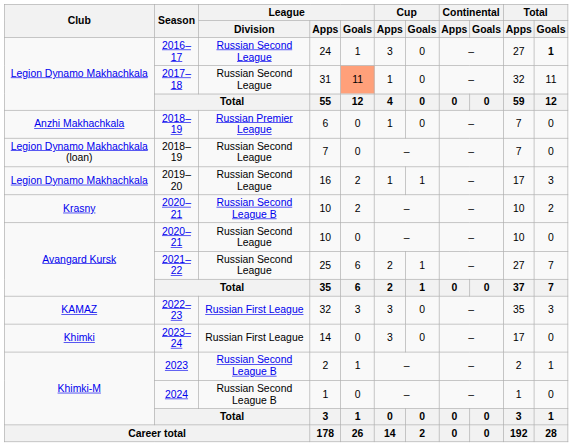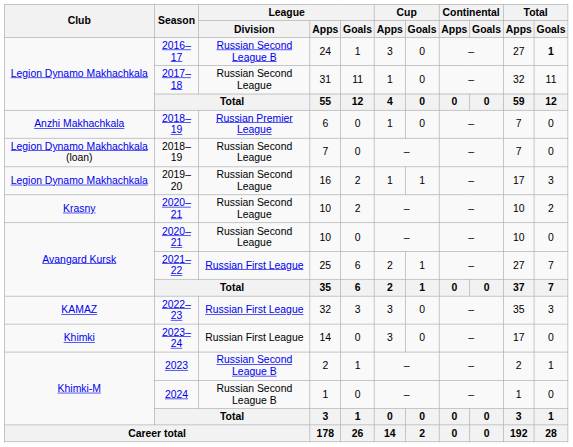(254, 51) Russian Second League -> (254, 51) Russian Second League B
(358, 79) lightsalmon background -> (358, 79) no background
(254, 209) Russian Second League B -> (254, 209) Russian Second League
(254, 265) Russian Second League -> (254, 265) Russian First League
